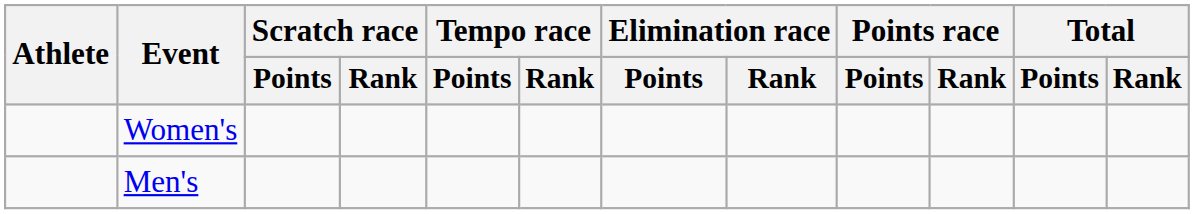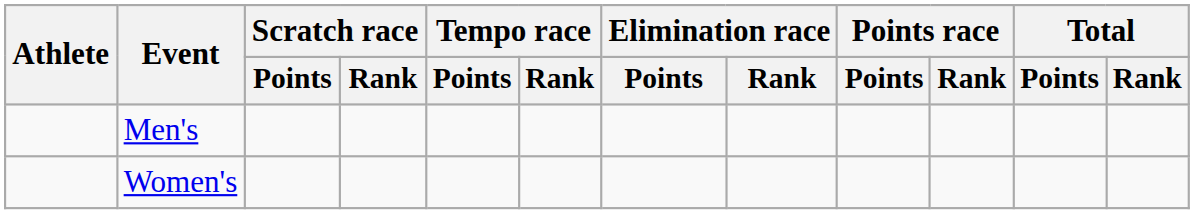rows swapped: (161, 181) <-> (180, 130)
